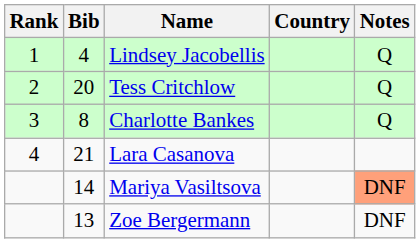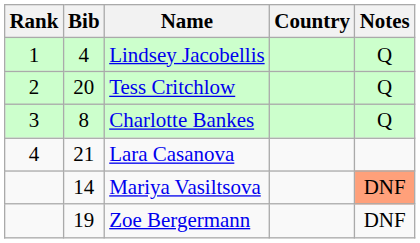(84, 220) 13 -> (84, 220) 19
